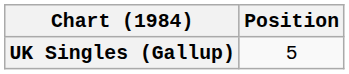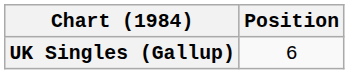(292, 53) 5 -> (292, 53) 6
